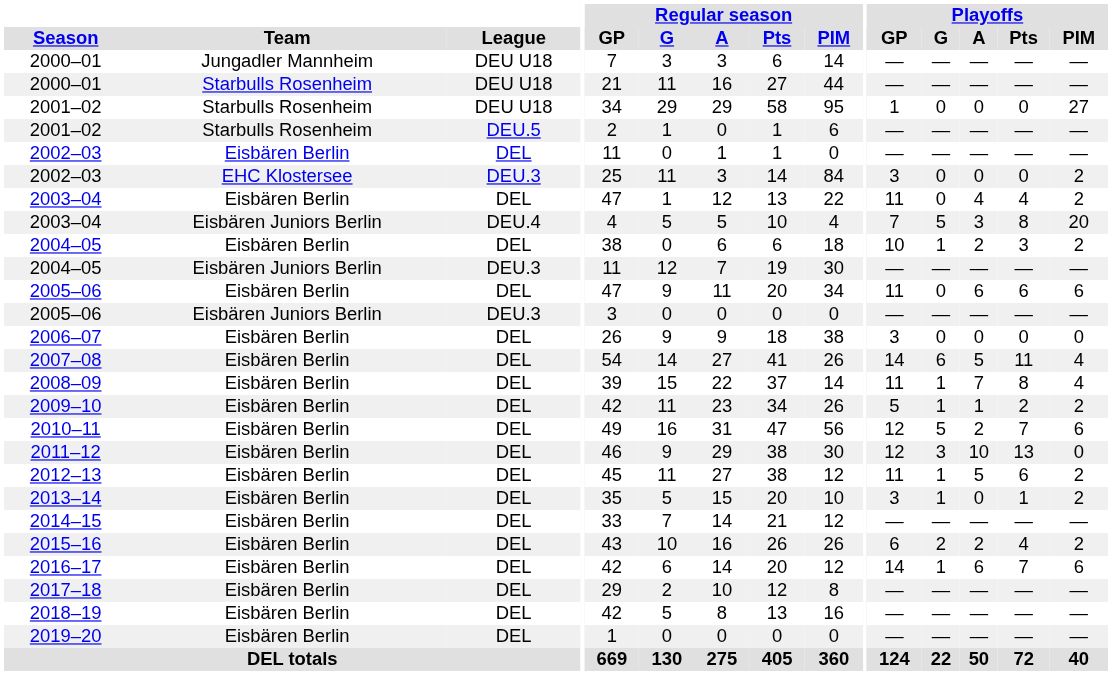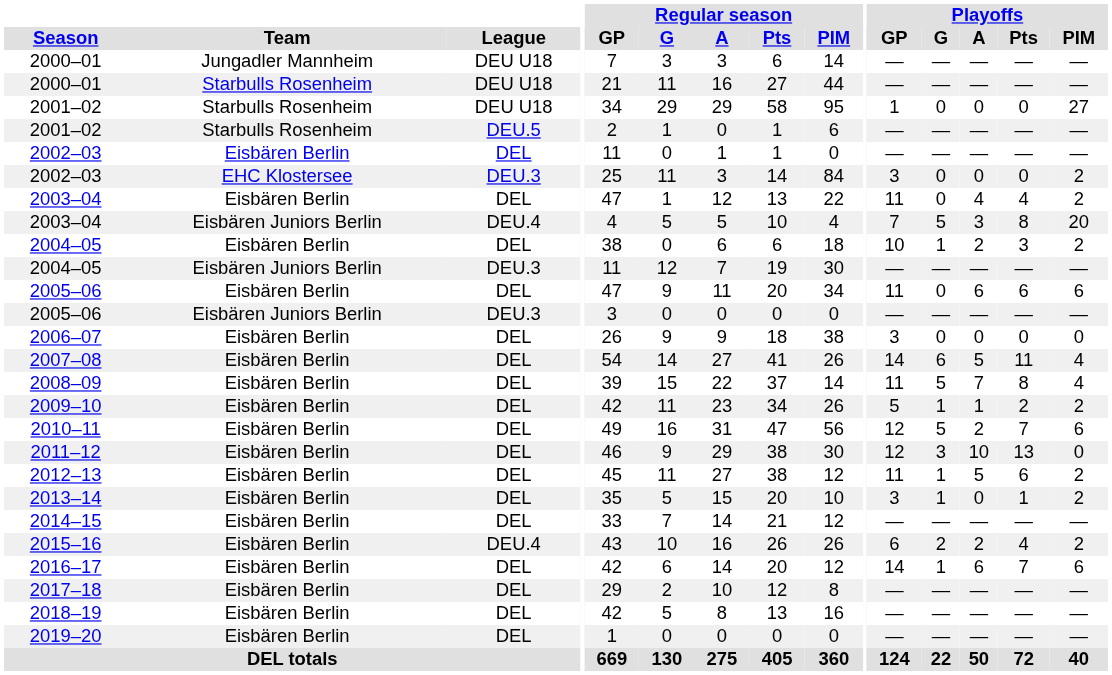(941, 383) 1 -> (941, 383) 5
(514, 544) DEL -> (514, 544) DEU.4
